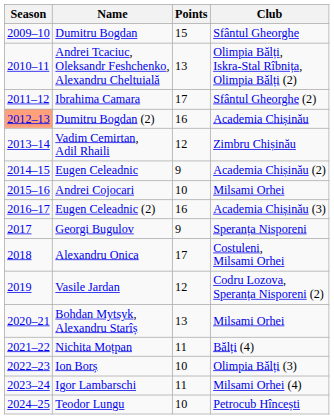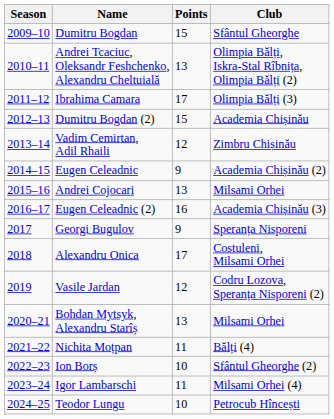(265, 99) Sfântul Gheorghe (2) -> (255, 99) Olimpia Bălți (3)
(28, 118) lightsalmon background -> (28, 118) no background
(181, 118) 16 -> (181, 118) 15
(181, 190) 10 -> (181, 190) 13
(255, 366) Olimpia Bălți (3) -> (265, 366) Sfântul Gheorghe (2)
